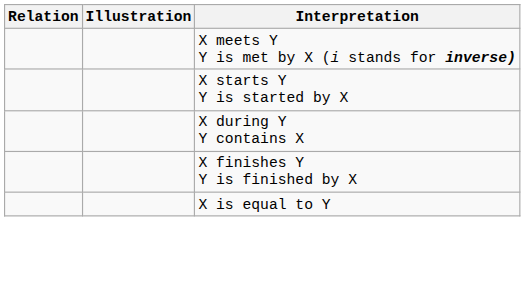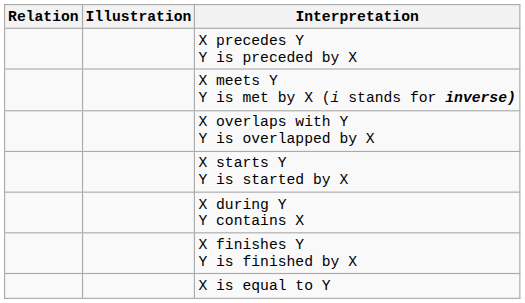+ row: (278, 49)
+ row: (287, 131)
